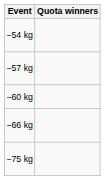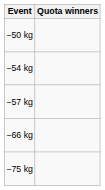+ row: (20, 35)
- row: (20, 97)
